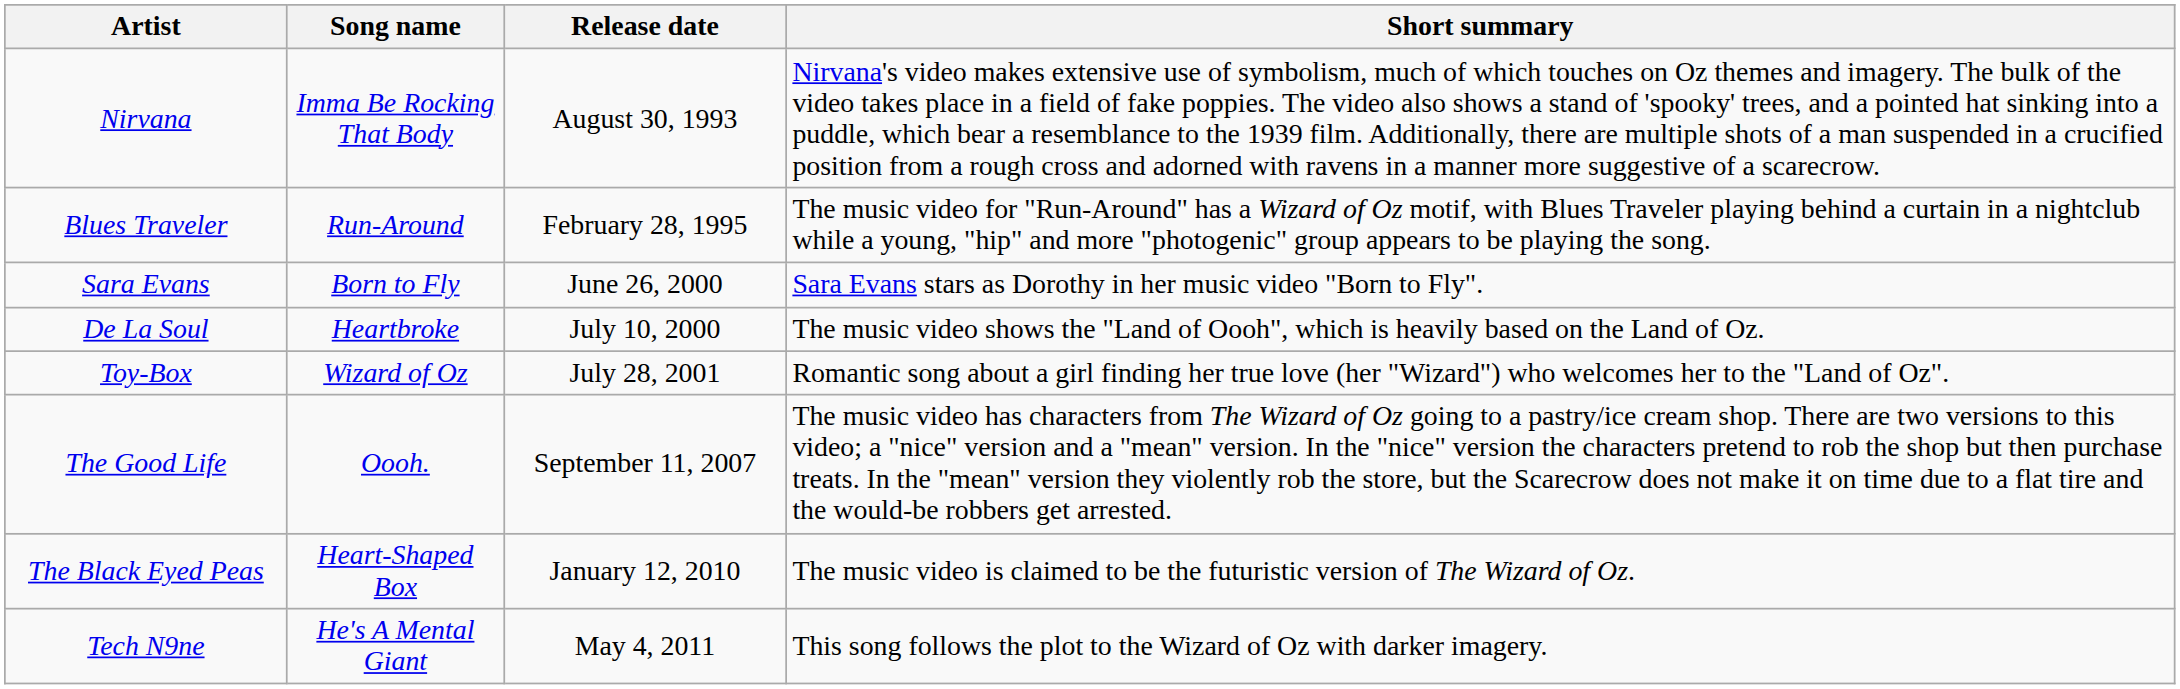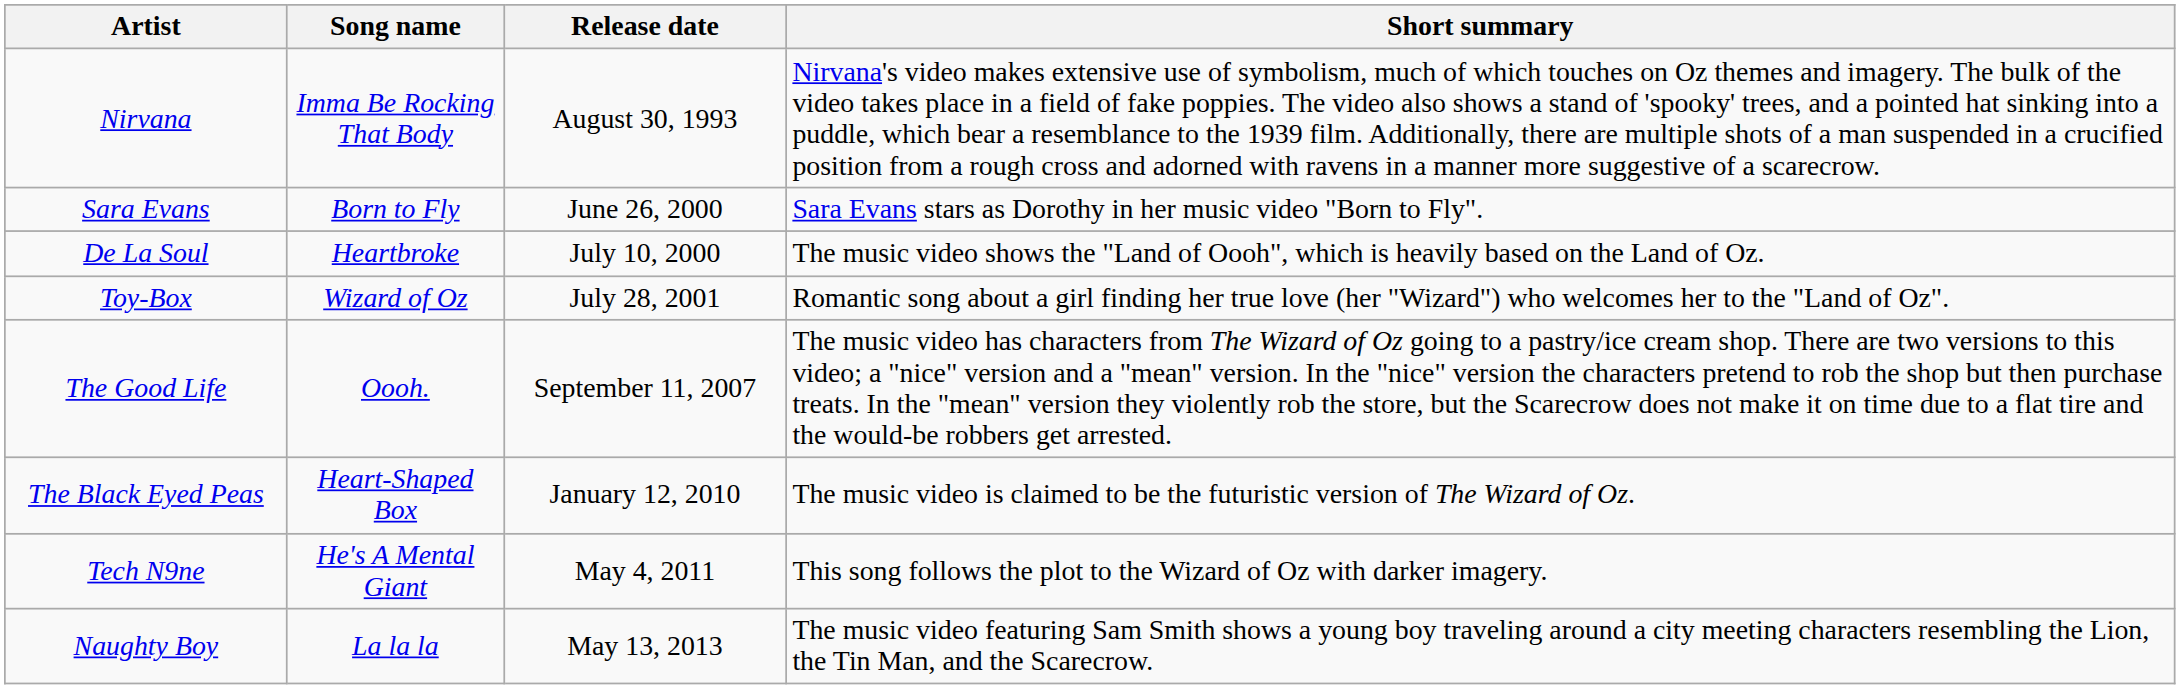- row: (146, 224)
+ row: (146, 646)
